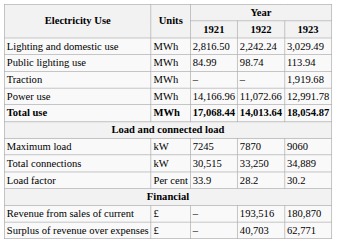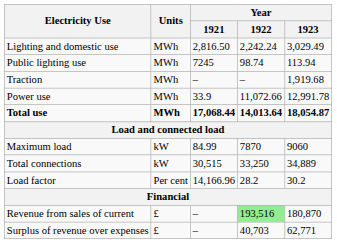(205, 63) 84.99 -> (203, 63) 7245
(214, 96) 14,166.96 -> (202, 96) 33.9
(203, 146) 7245 -> (205, 146) 84.99
(202, 180) 33.9 -> (214, 180) 14,166.96
(257, 213) no background -> (257, 213) lightgreen background
